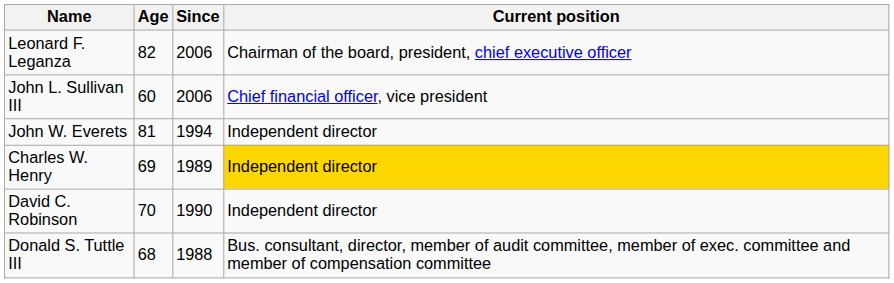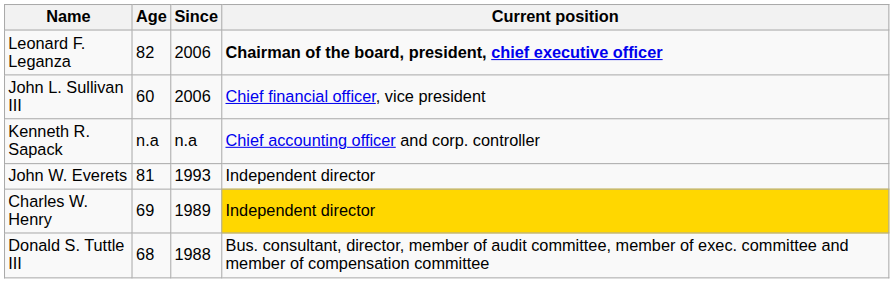(429, 52) normal -> (444, 52) bold
+ row: (49, 140)
(194, 131) 1994 -> (193, 176) 1993
- row: (43, 211)
